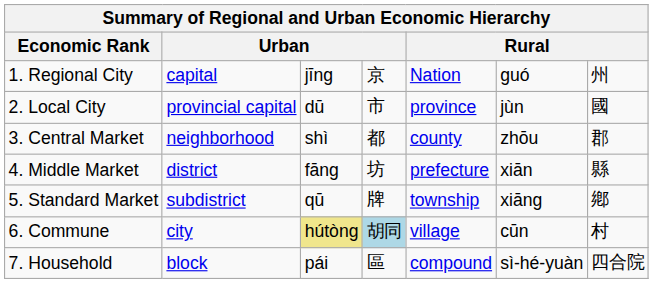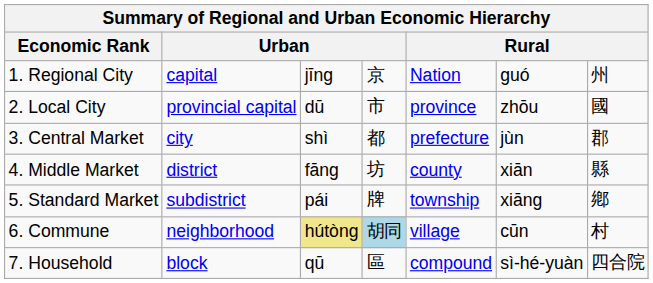(512, 107) jùn -> (519, 107) zhōu
(220, 138) neighborhood -> (180, 138) city
(436, 138) county -> (450, 138) prefecture
(519, 138) zhōu -> (512, 138) jùn
(450, 169) prefecture -> (436, 169) county
(314, 200) qū -> (316, 200) pái
(180, 231) city -> (220, 231) neighborhood
(316, 263) pái -> (314, 263) qū
